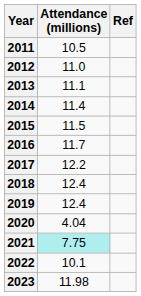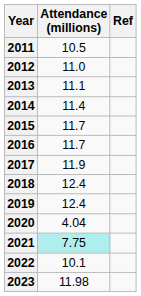(74, 125) 11.5 -> (74, 125) 11.7
(74, 164) 12.2 -> (74, 164) 11.9
